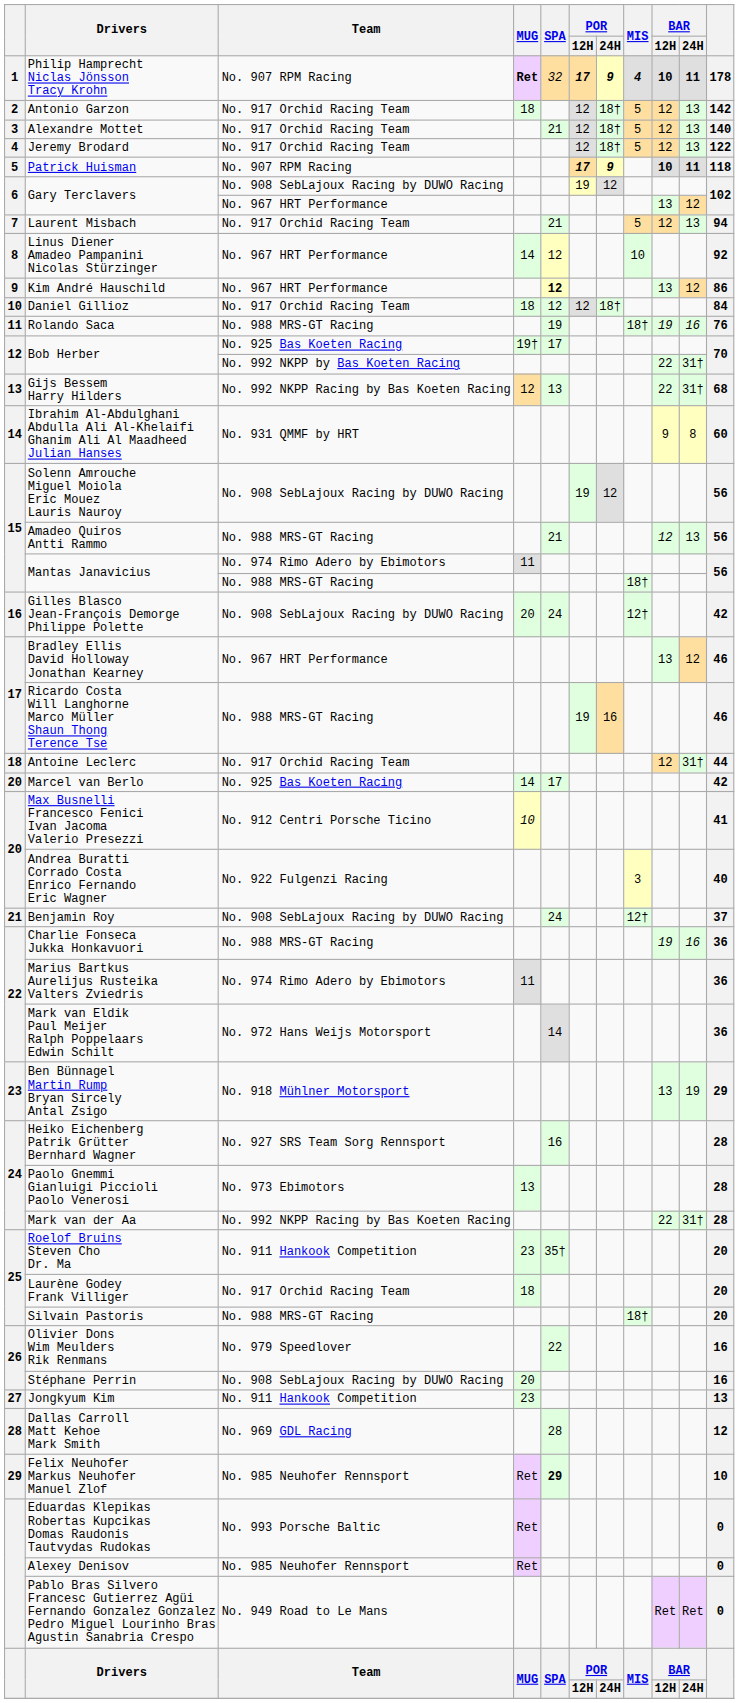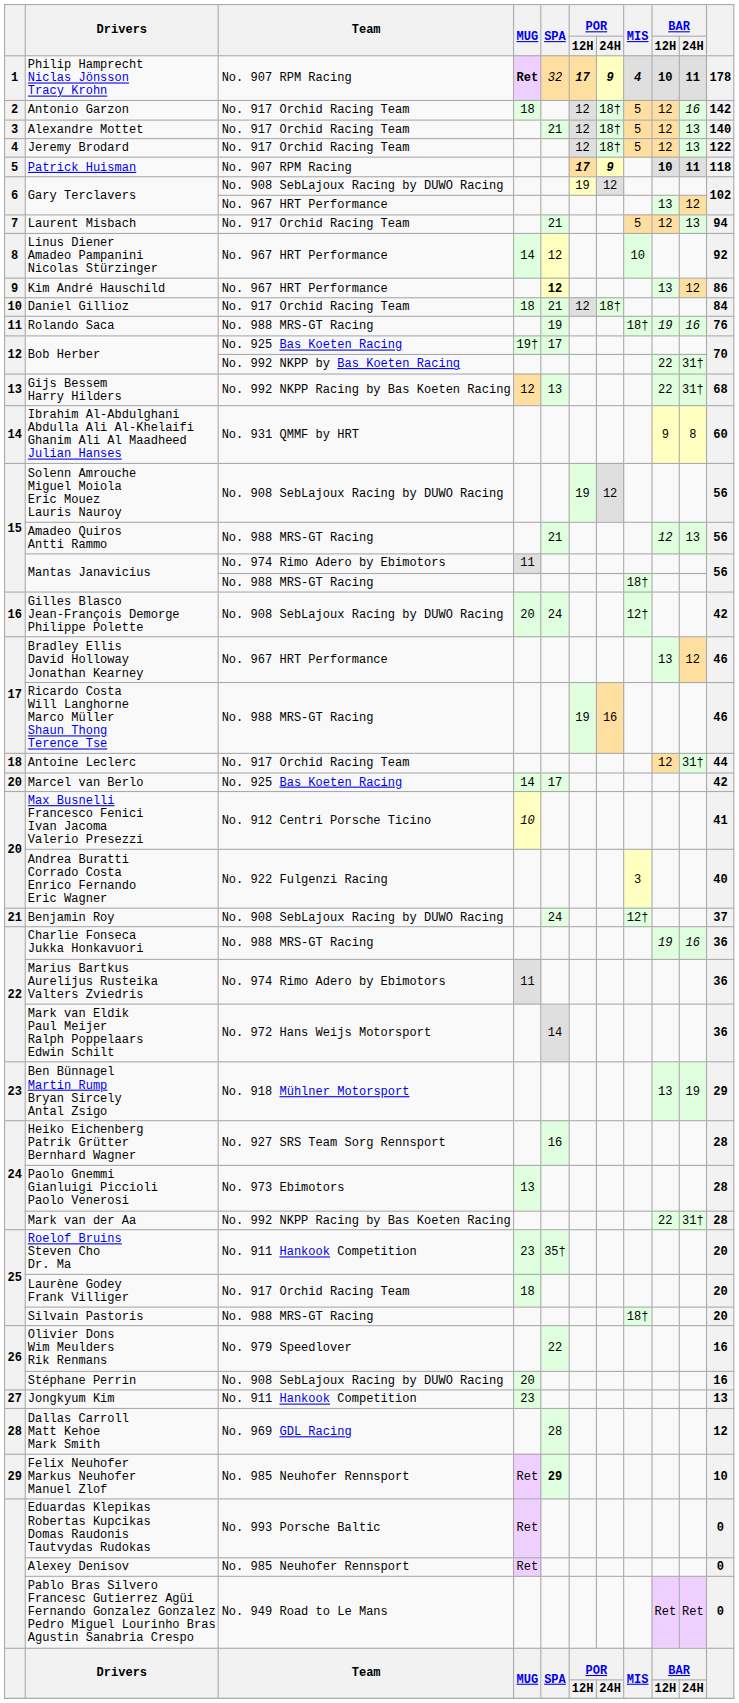(693, 110) 13 -> (693, 110) 16
(555, 307) 12 -> (555, 307) 21
